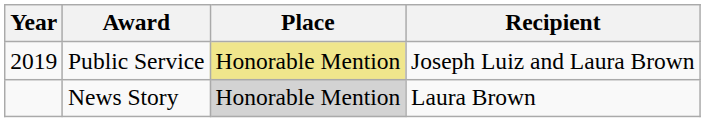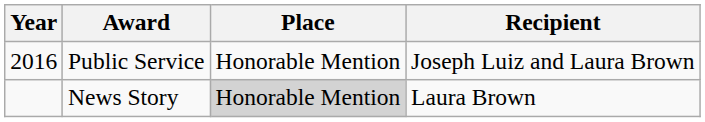(34, 60) 2019 -> (34, 60) 2016
(308, 60) khaki background -> (308, 60) no background
